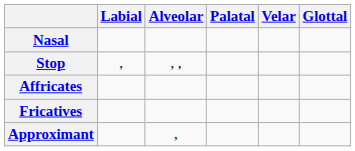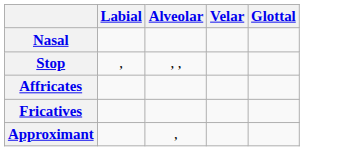- column: (232, 16)
